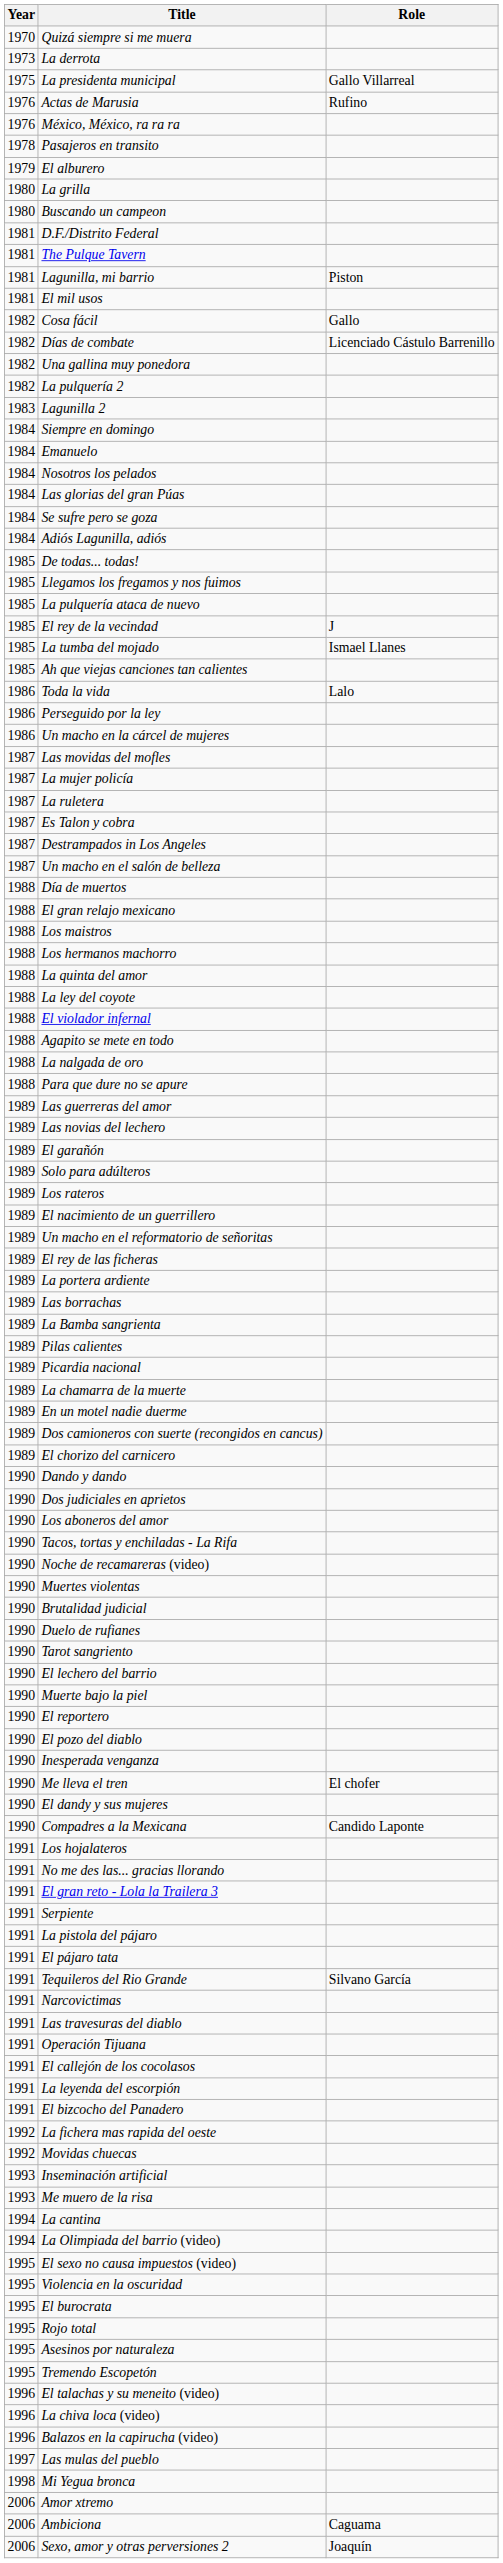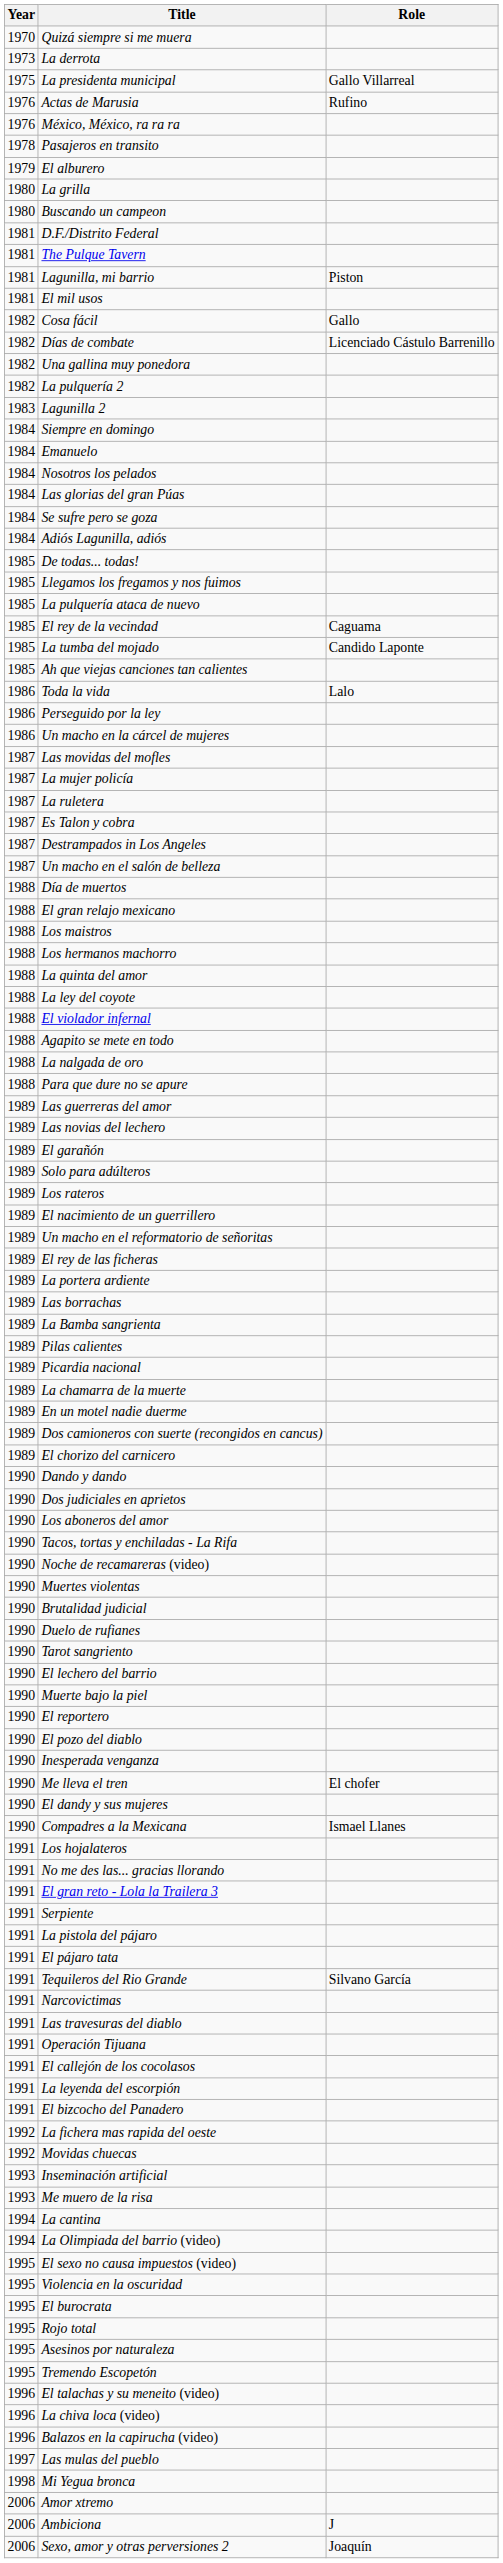(331, 626) J -> (355, 626) Caguama
(367, 648) Ismael Llanes -> (376, 648) Candido Laponte
(376, 1826) Candido Laponte -> (367, 1826) Ismael Llanes
(355, 2524) Caguama -> (331, 2524) J
